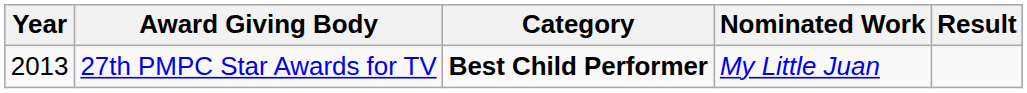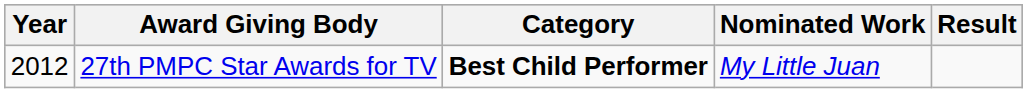(40, 66) 2013 -> (40, 66) 2012
